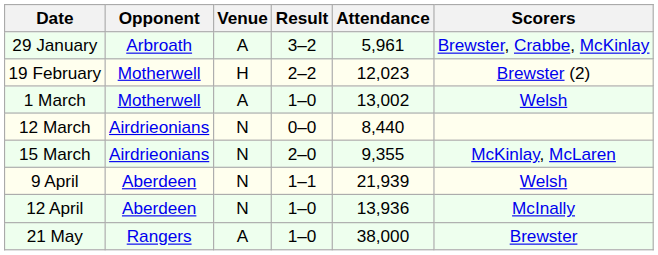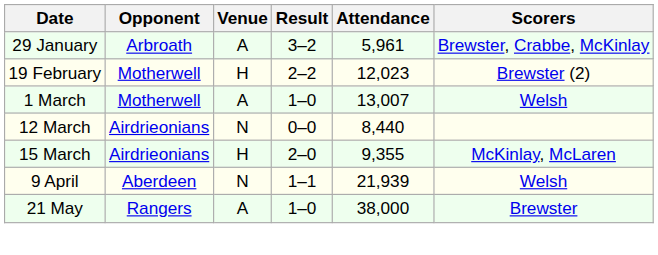(383, 100) 13,002 -> (383, 100) 13,007
(243, 154) N -> (243, 154) H
- row: (55, 209)
